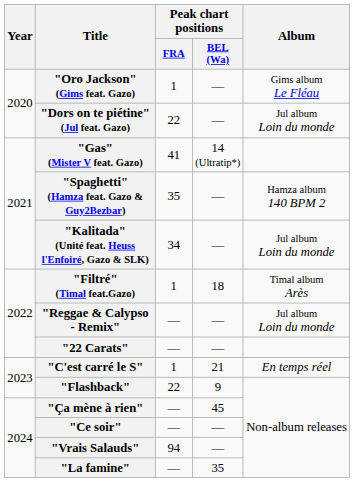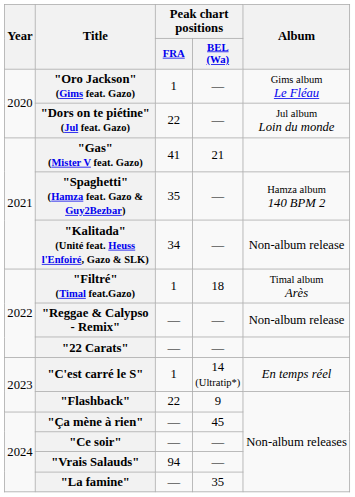(218, 154) 14 (Ultratip*) -> (218, 154) 21
(297, 245) Jul album Loin du monde -> (297, 244) Non-album release
(297, 321) Jul album Loin du monde -> (297, 320) Non-album release
(218, 367) 21 -> (218, 374) 14 (Ultratip*)
